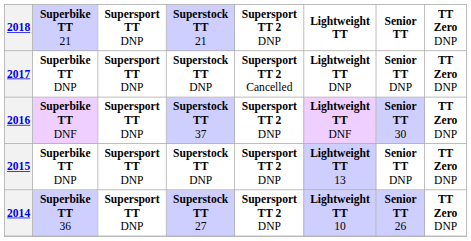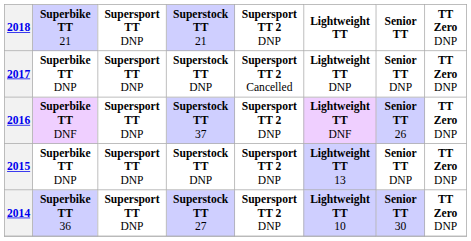(401, 120) Senior TT 30 -> (401, 120) Senior TT 26
(401, 213) Senior TT 26 -> (401, 213) Senior TT 30
